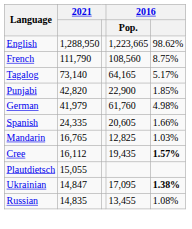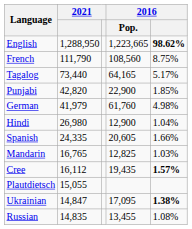(168, 43) normal -> (169, 43) bold
(73, 75) 73,140 -> (73, 75) 73,440
+ row: (18, 122)
